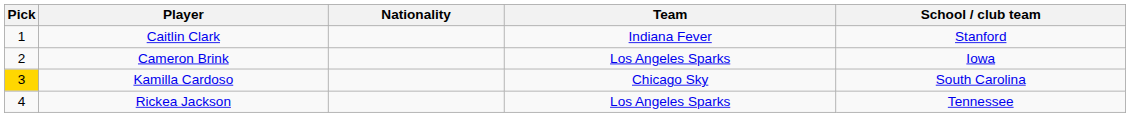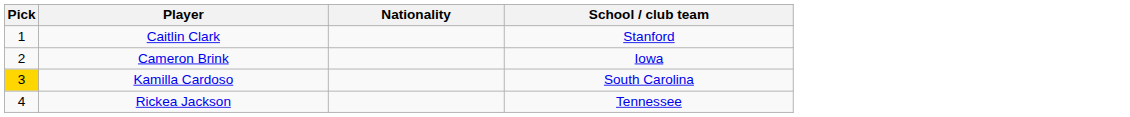- column: (670, 15)
